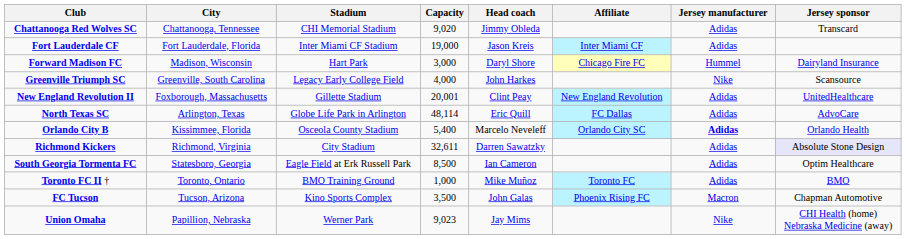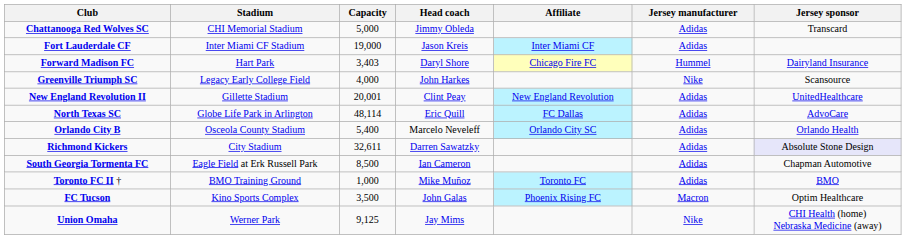- column: (211, 12)
(445, 29) 9,020 -> (368, 29) 5,000
(445, 63) 3,000 -> (368, 63) 3,403
(723, 130) bold -> (693, 130) normal
(838, 163) Optim Healthcare -> (828, 163) Chapman Automotive
(838, 197) Chapman Automotive -> (828, 197) Optim Healthcare
(445, 220) 9,023 -> (368, 220) 9,125
